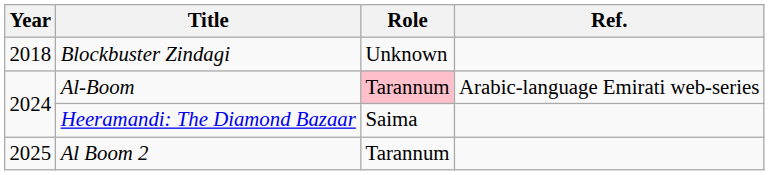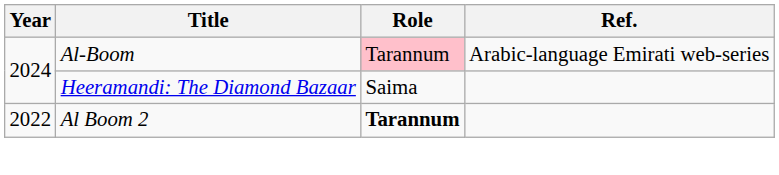- row: (145, 53)
(30, 152) 2025 -> (30, 119) 2022
(407, 152) normal -> (412, 119) bold
